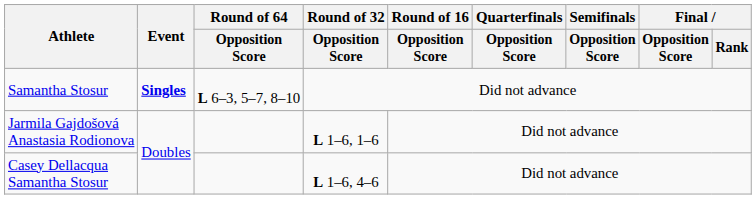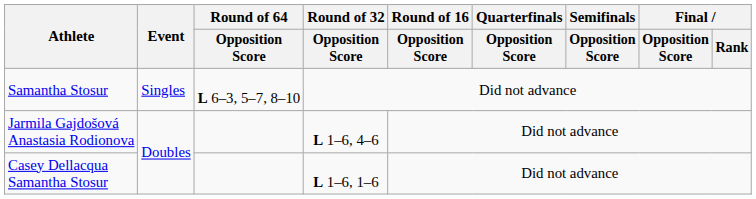(164, 89) bold -> (163, 89) normal
(346, 140) L 1–6, 1–6 -> (346, 140) L 1–6, 4–6
(346, 182) L 1–6, 4–6 -> (346, 182) L 1–6, 1–6
